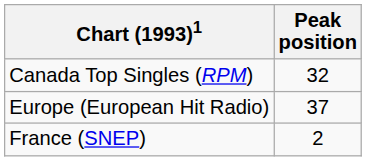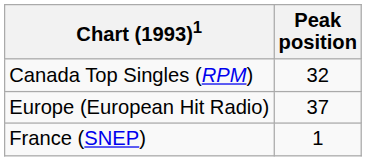(318, 139) 2 -> (318, 139) 1
